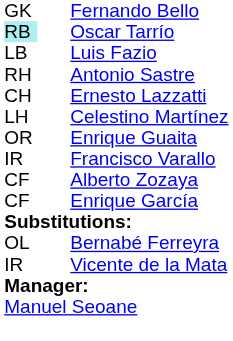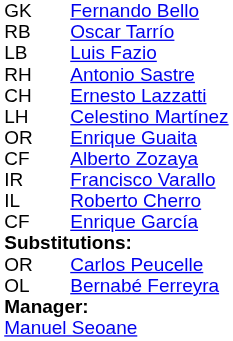(17, 32) paleturquoise background -> (17, 32) no background
rows swapped: (143, 158) <-> (134, 180)
+ row: (136, 201)
+ row: (137, 264)
- row: (149, 264)
